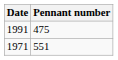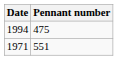(18, 30) 1991 -> (18, 30) 1994
